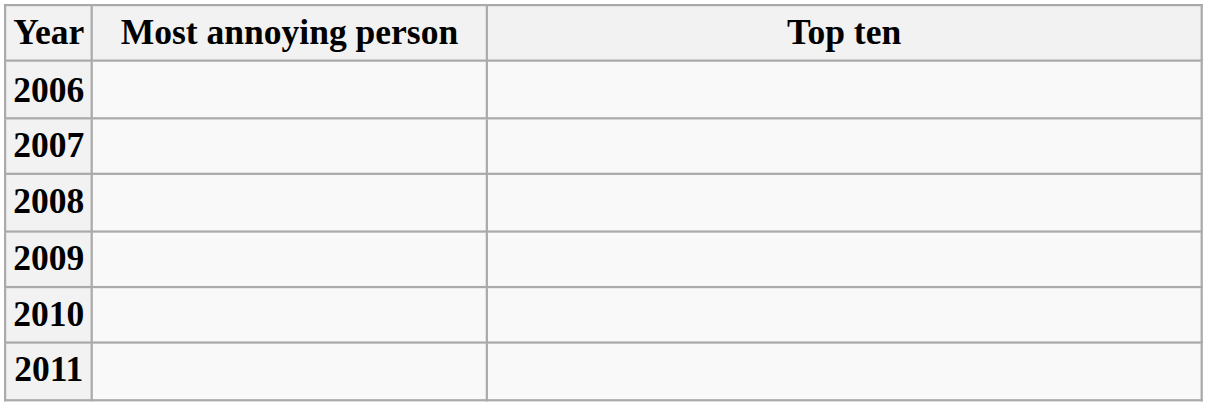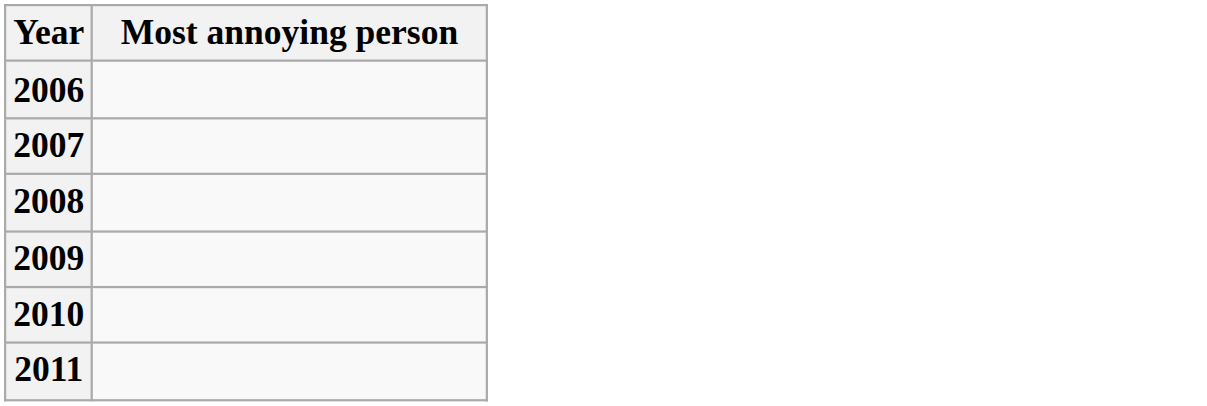- column: (844, 32)
